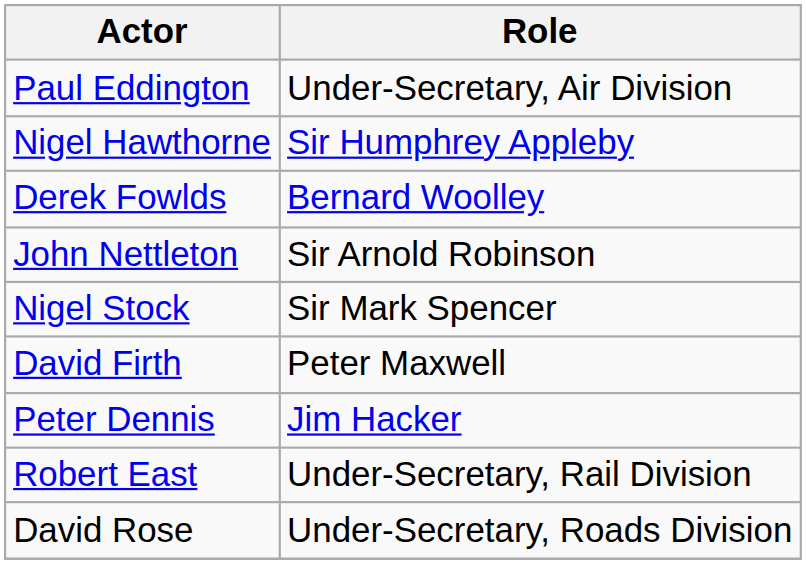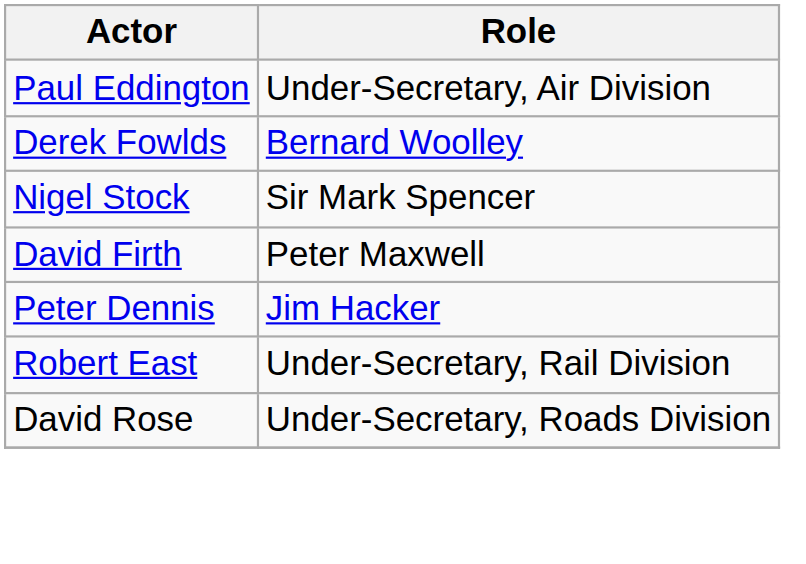- row: (142, 142)
- row: (126, 253)
